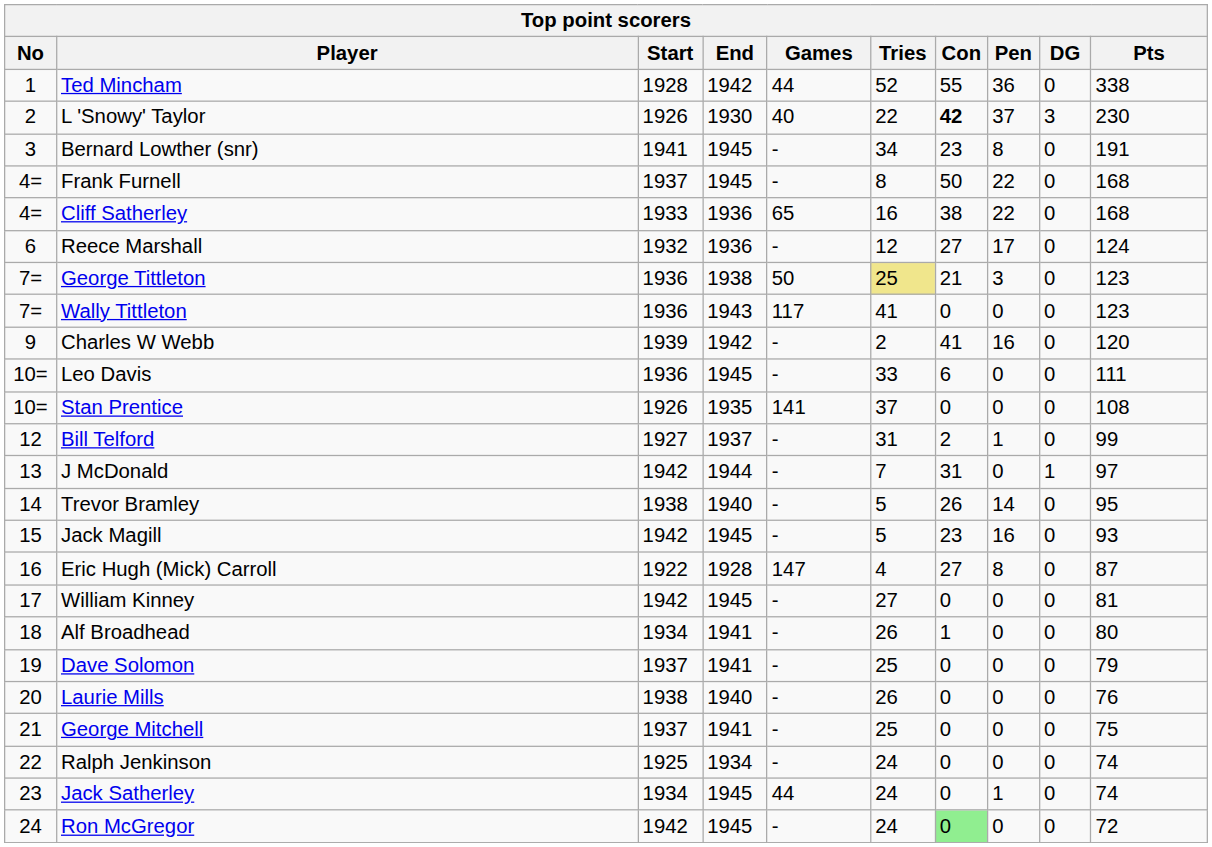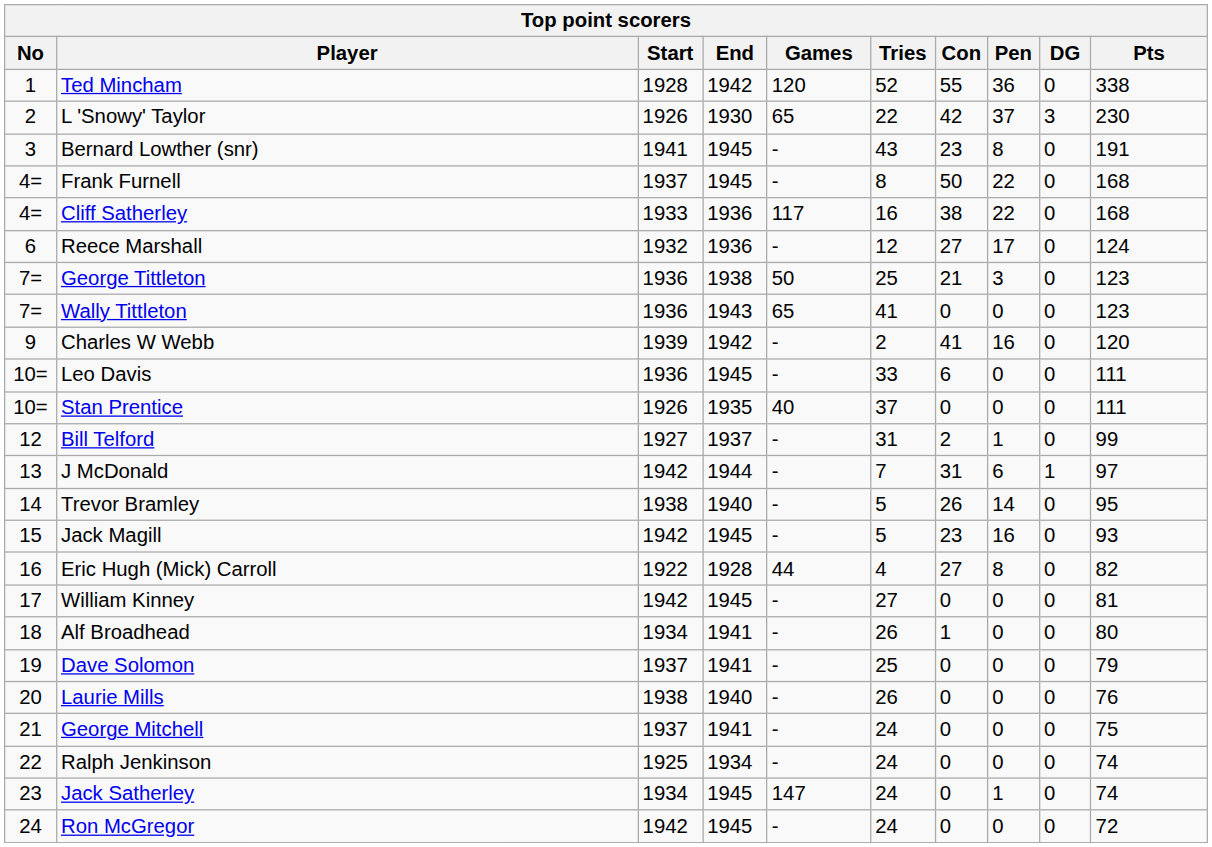(783, 85) 44 -> (789, 85) 120
(783, 117) 40 -> (783, 117) 65
(951, 117) bold -> (951, 117) normal
(886, 149) 34 -> (886, 149) 43
(783, 213) 65 -> (788, 213) 117
(886, 278) khaki background -> (886, 278) no background
(788, 310) 117 -> (783, 310) 65
(789, 407) 141 -> (783, 407) 40
(1113, 407) 108 -> (1111, 407) 111
(998, 471) 0 -> (998, 471) 6
(789, 568) 147 -> (783, 568) 44
(1107, 568) 87 -> (1107, 568) 82
(886, 729) 25 -> (886, 729) 24
(783, 794) 44 -> (789, 794) 147
(945, 826) lightgreen background -> (945, 826) no background
